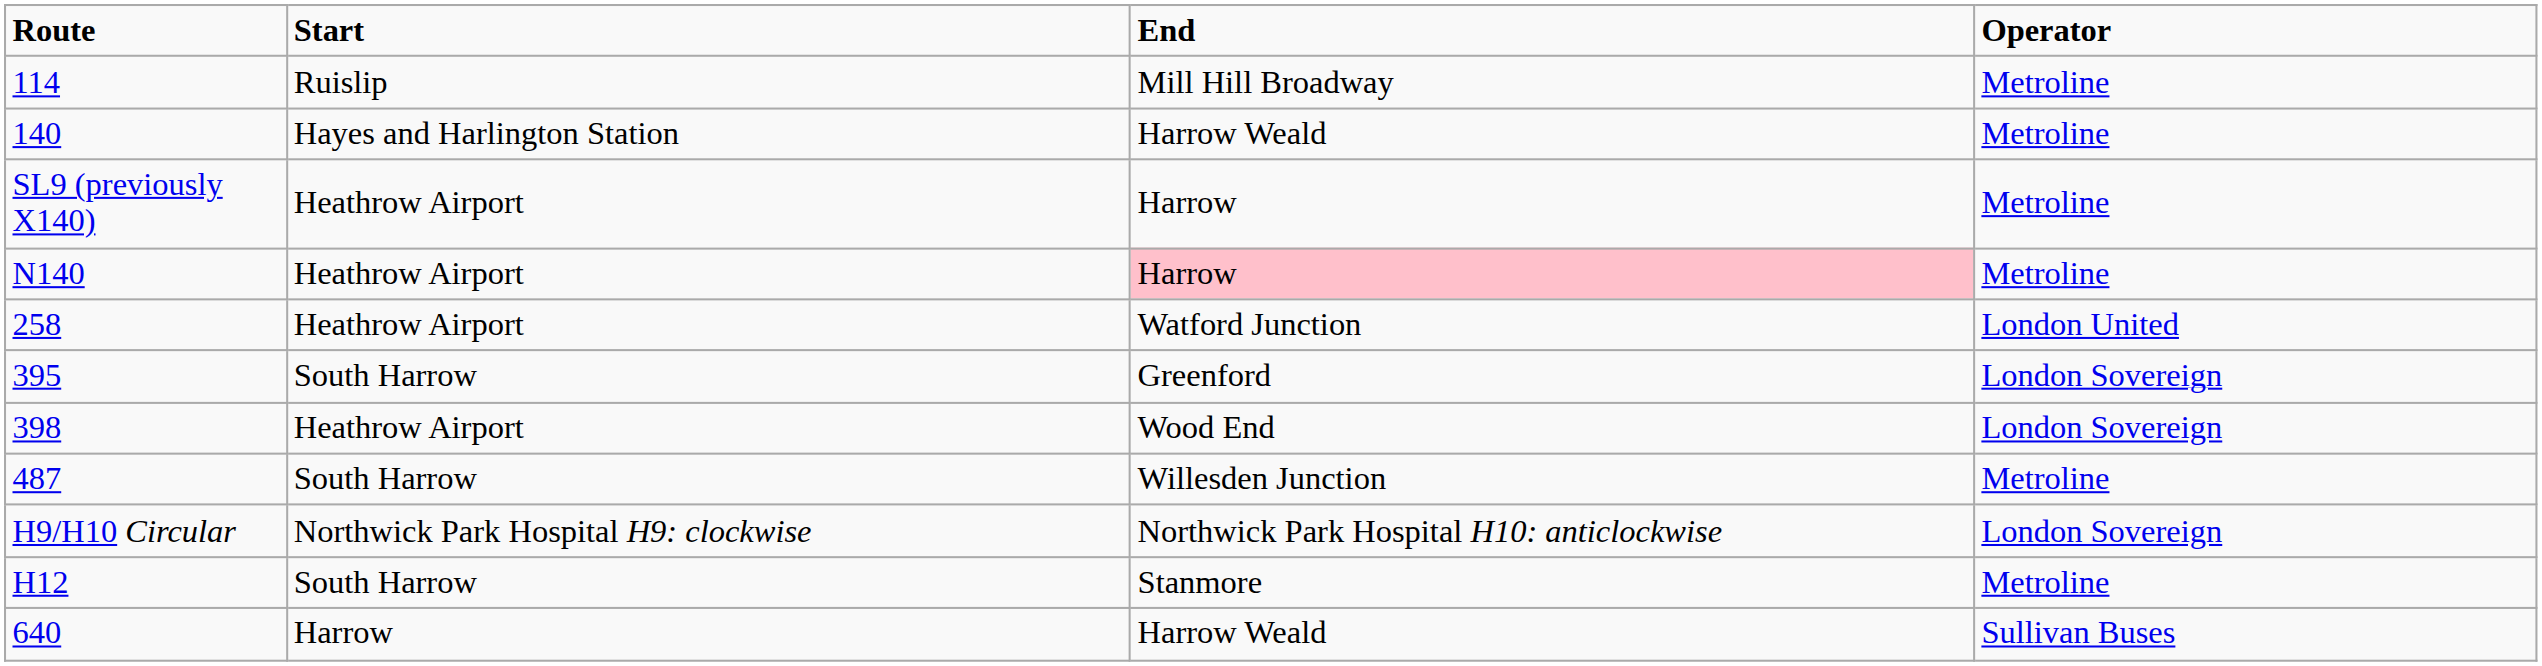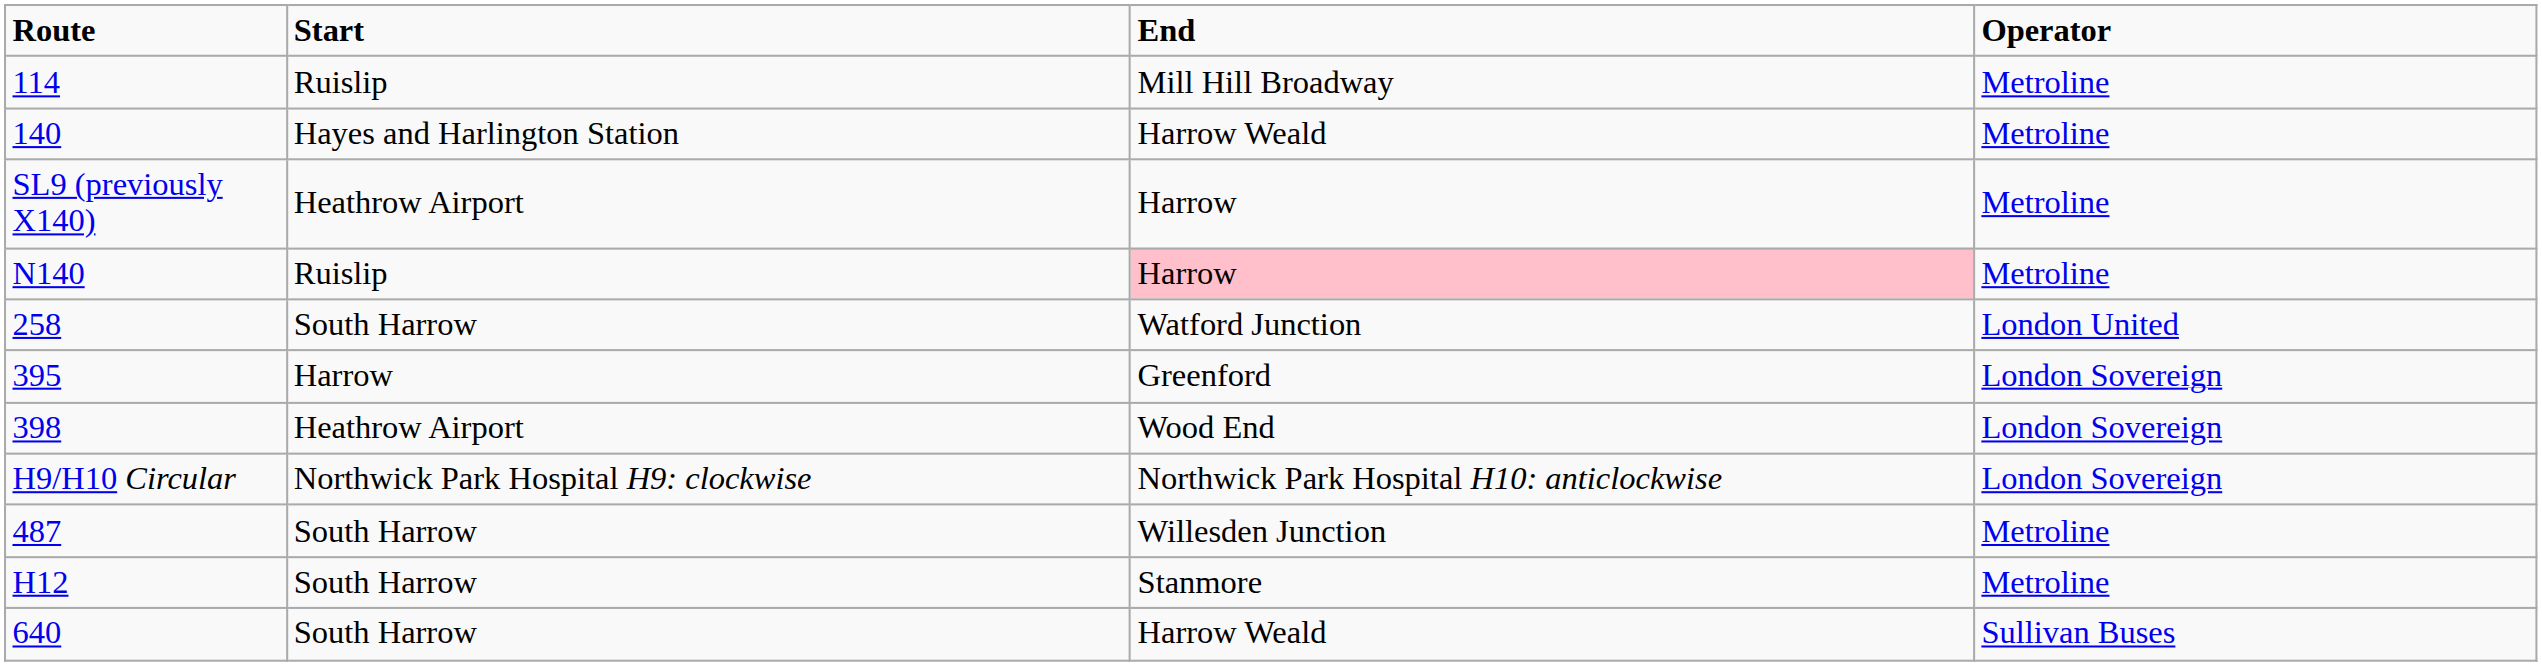(409, 272) Heathrow Airport -> (341, 272) Ruislip
(409, 324) Heathrow Airport -> (385, 324) South Harrow
(385, 375) South Harrow -> (343, 375) Harrow
rows swapped: (37, 478) <-> (124, 530)
(343, 633) Harrow -> (385, 633) South Harrow
